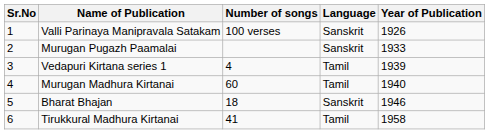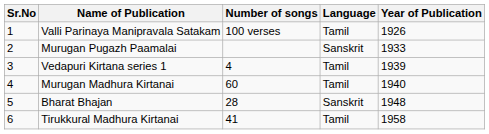(343, 31) Sanskrit -> (336, 31) Tamil
(232, 102) 18 -> (232, 102) 28
(393, 102) 1946 -> (393, 102) 1948
